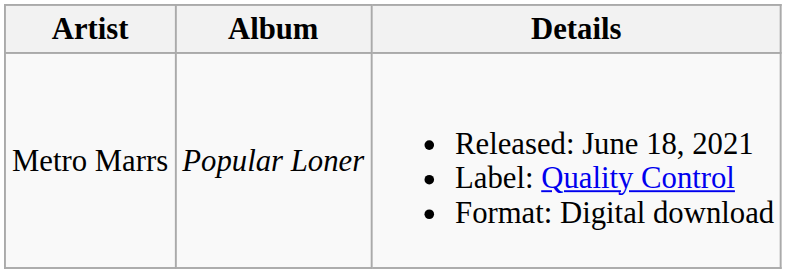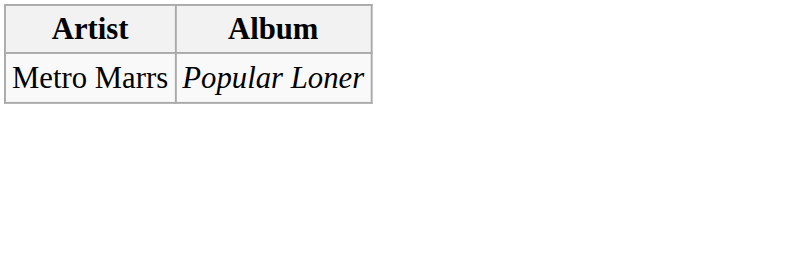- column: (576, 28)
